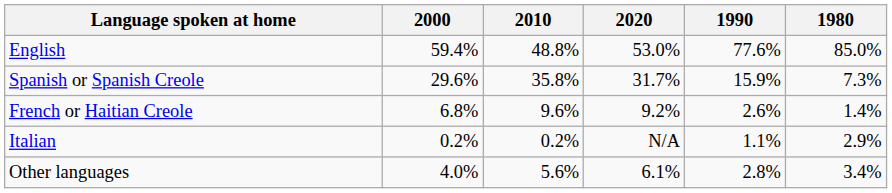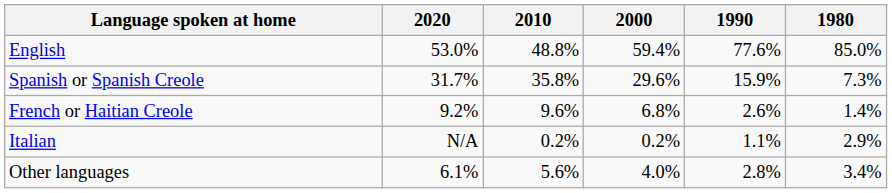columns swapped: (634, 20) <-> (432, 20)
